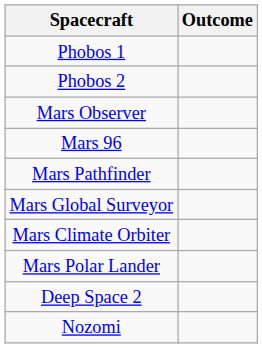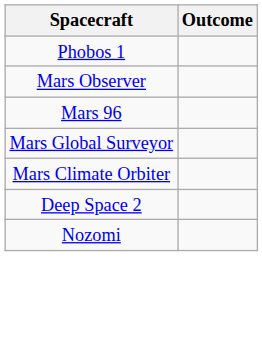- row: (91, 81)
- row: (91, 173)
- row: (91, 265)
